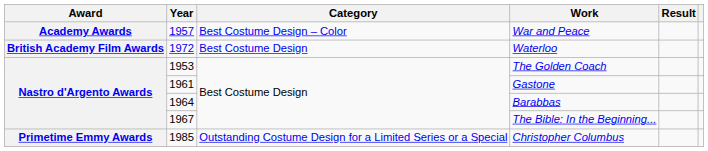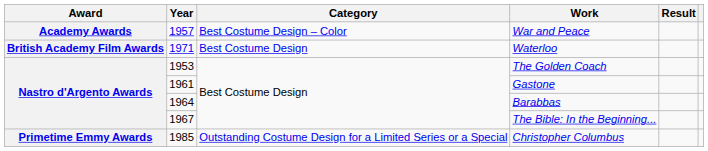(182, 48) 1972 -> (182, 48) 1971
